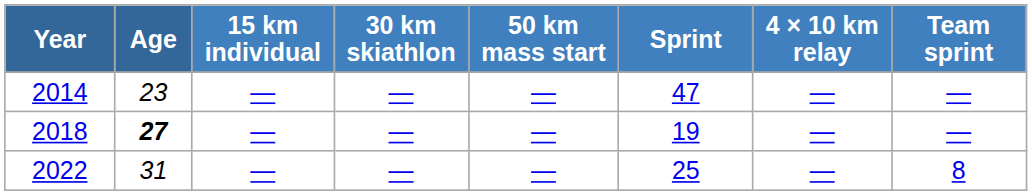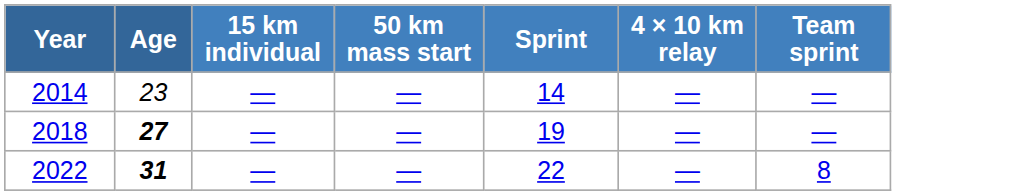- column: (401, 39)
(686, 92) 47 -> (551, 92) 14
(153, 171) normal -> (153, 171) bold
(686, 171) 25 -> (551, 171) 22
